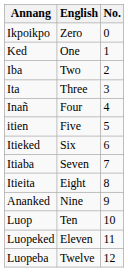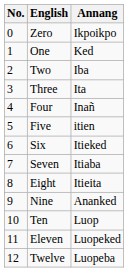columns swapped: (112, 13) <-> (31, 13)
